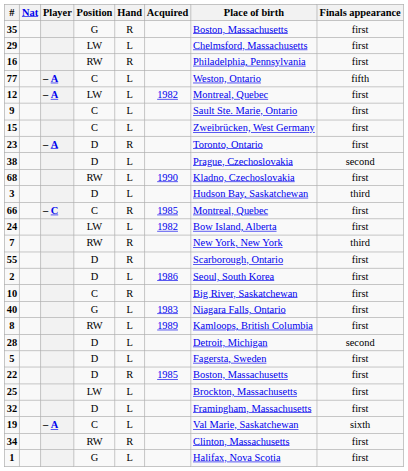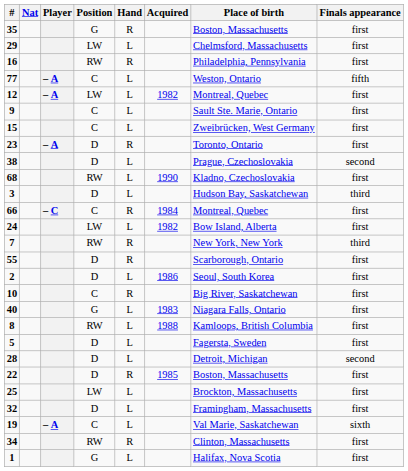(168, 210) 1985 -> (168, 210) 1984
(168, 326) 1989 -> (168, 326) 1988
rows swapped: (12, 342) <-> (12, 359)
